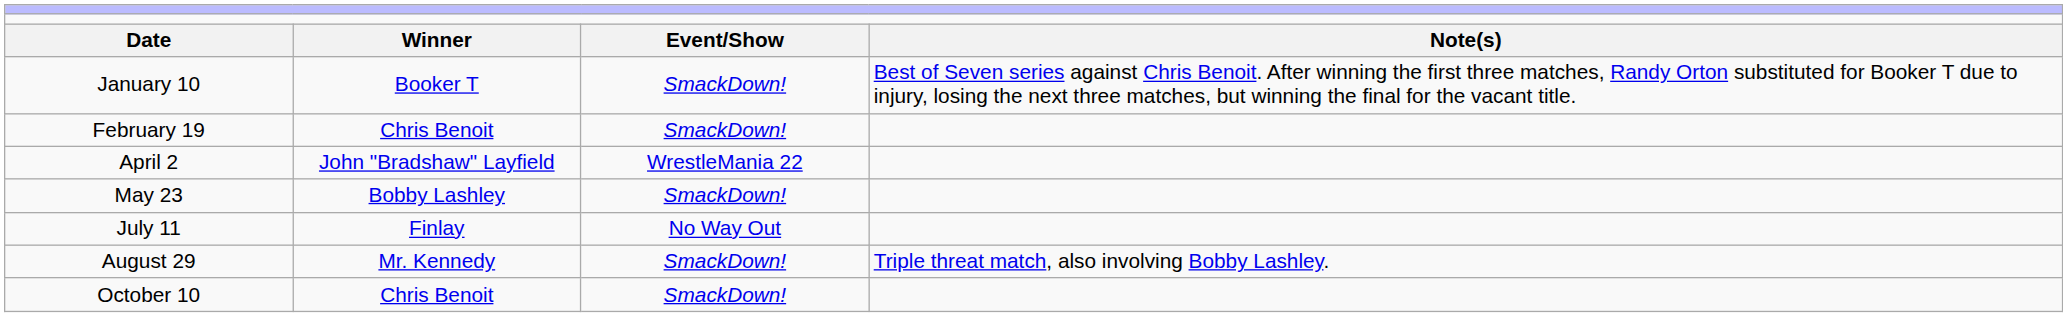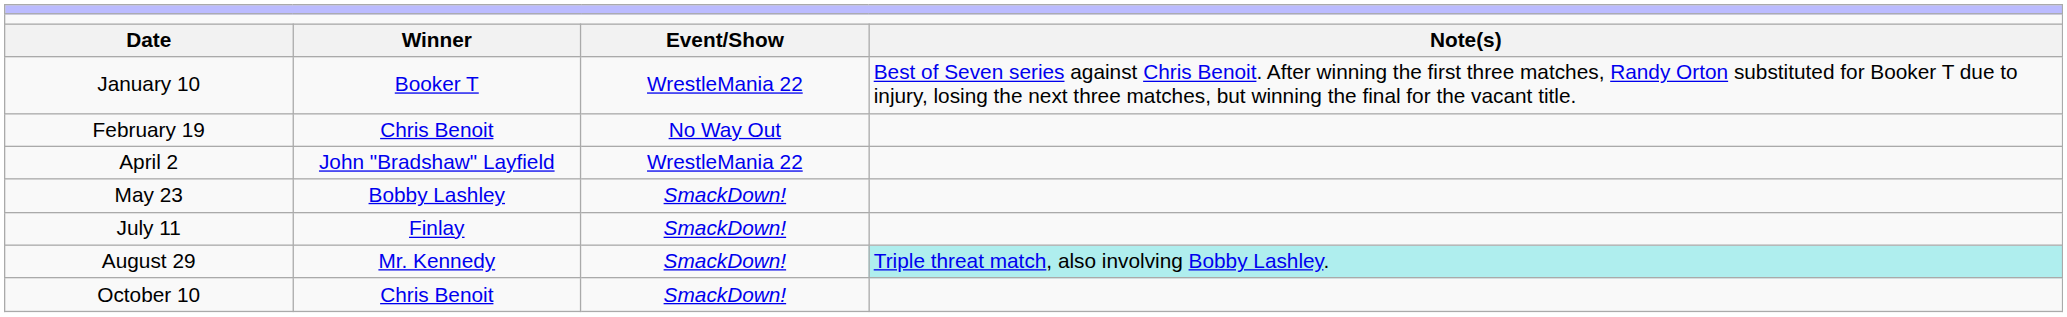(725, 84) SmackDown! -> (725, 84) WrestleMania 22
(725, 129) SmackDown! -> (725, 129) No Way Out
(725, 228) No Way Out -> (725, 228) SmackDown!
(1101, 261) no background -> (1101, 261) paleturquoise background
